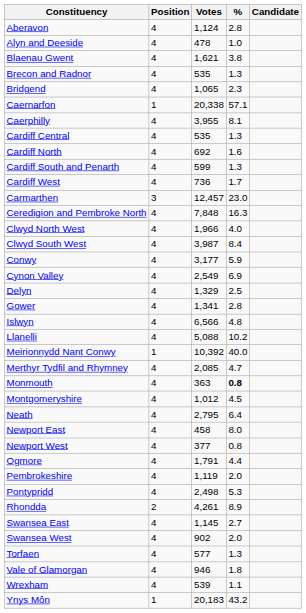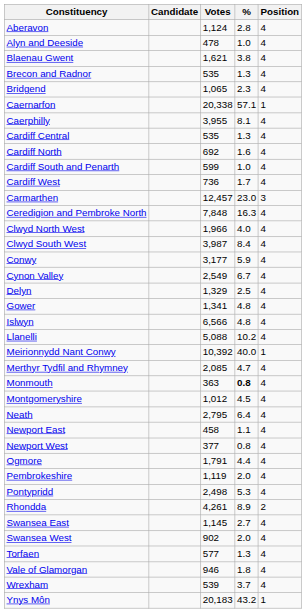columns swapped: (275, 12) <-> (170, 12)
(235, 167) 1.3 -> (244, 167) 1.0
(235, 275) 6.9 -> (244, 275) 6.7
(235, 306) 2.8 -> (244, 306) 4.8
(235, 430) 8.0 -> (244, 430) 1.1
(235, 584) 1.1 -> (244, 584) 3.7
